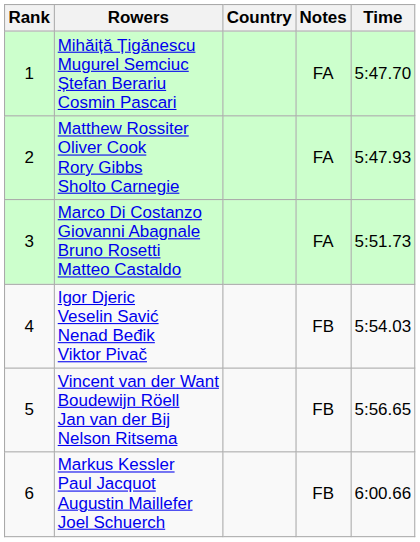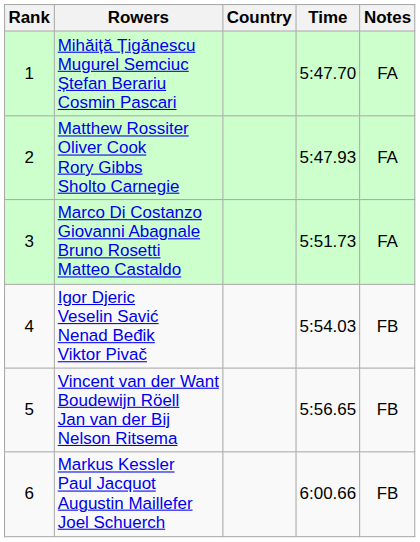columns swapped: (383, 17) <-> (323, 17)
